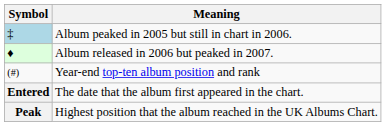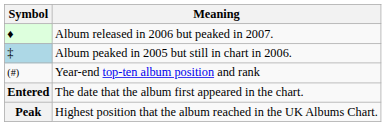rows swapped: (174, 33) <-> (164, 53)
